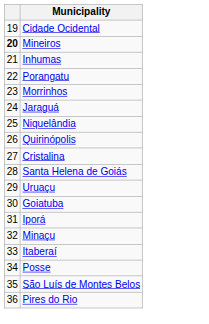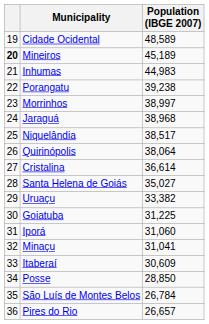+ column: (173, 18)
